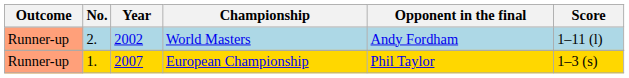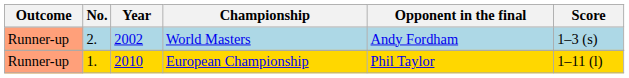(580, 38) 1–11 (l) -> (577, 38) 1–3 (s)
(129, 61) 2007 -> (129, 61) 2010
(577, 61) 1–3 (s) -> (580, 61) 1–11 (l)
